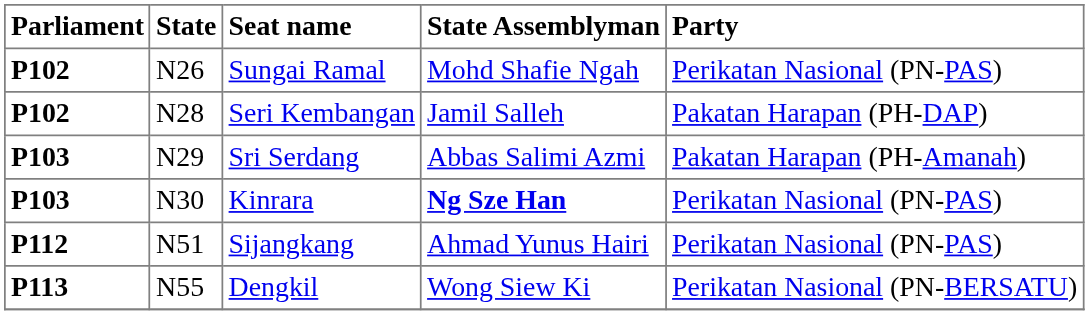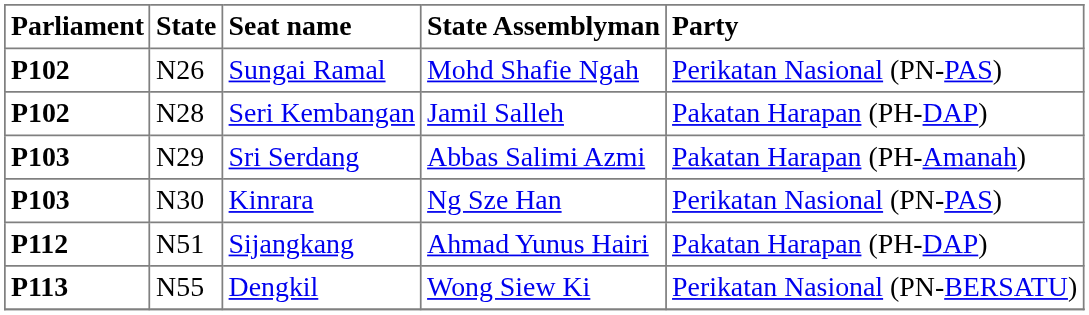(497, 200) bold -> (494, 200) normal
(837, 243) Perikatan Nasional (PN-PAS) -> (830, 243) Pakatan Harapan (PH-DAP)
